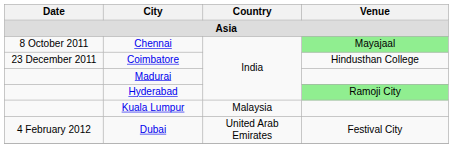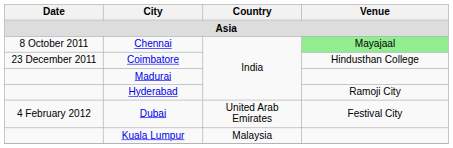(375, 92) lightgreen background -> (375, 92) no background
rows swapped: (153, 130) <-> (153, 108)
